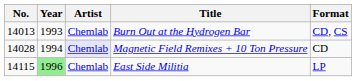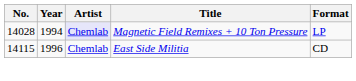- row: (182, 31)
(320, 48) CD -> (319, 31) LP
(51, 66) lightgreen background -> (51, 48) no background
(319, 66) LP -> (320, 48) CD
